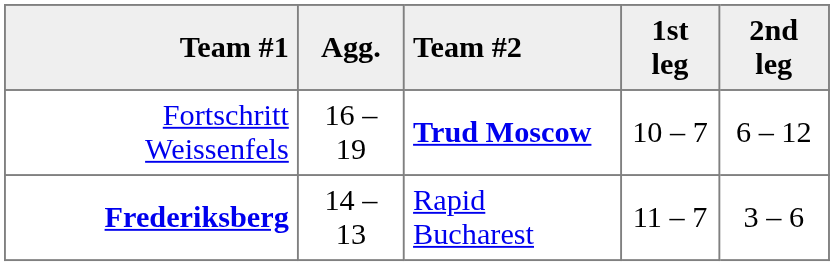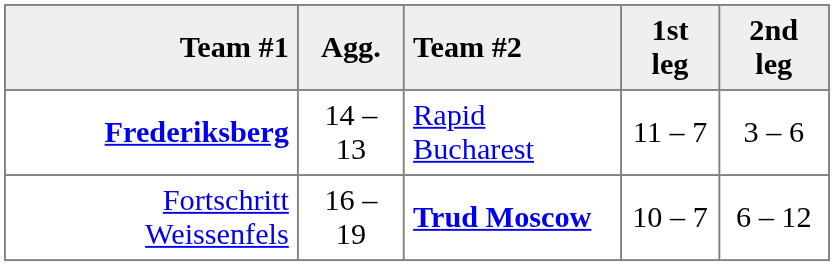rows swapped: (217, 132) <-> (197, 217)
